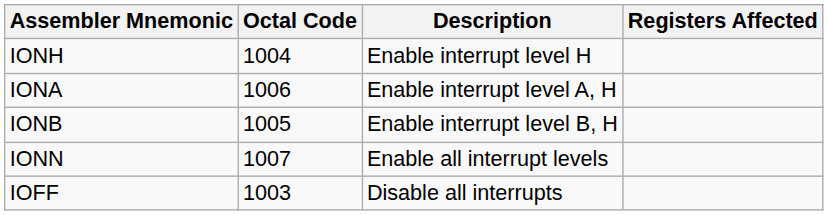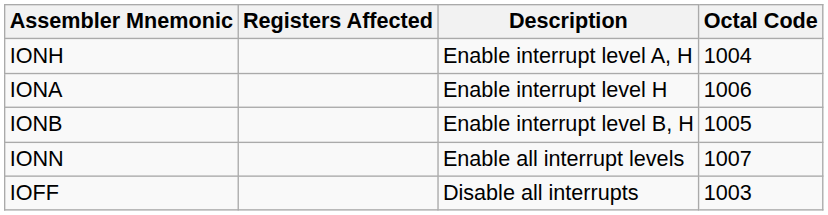columns swapped: (300, 21) <-> (723, 21)
(479, 55) Enable interrupt level H -> (568, 55) Enable interrupt level A, H
(492, 90) Enable interrupt level A, H -> (555, 90) Enable interrupt level H
